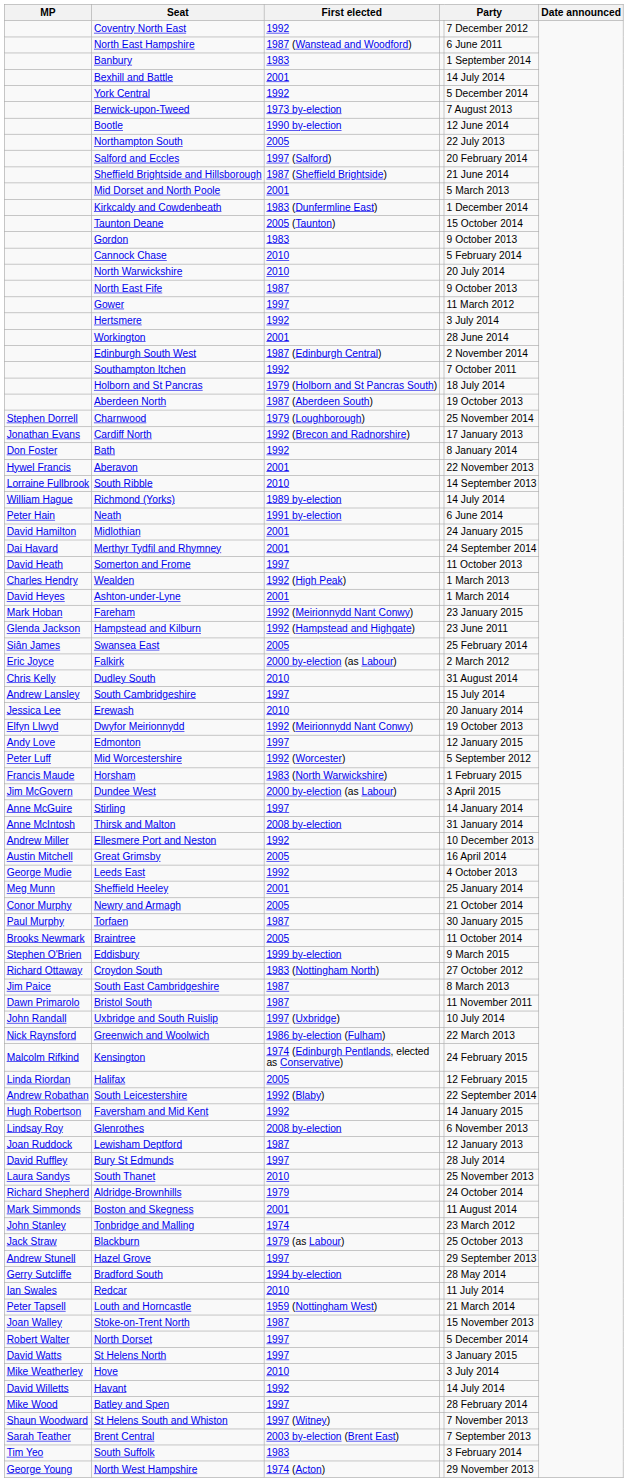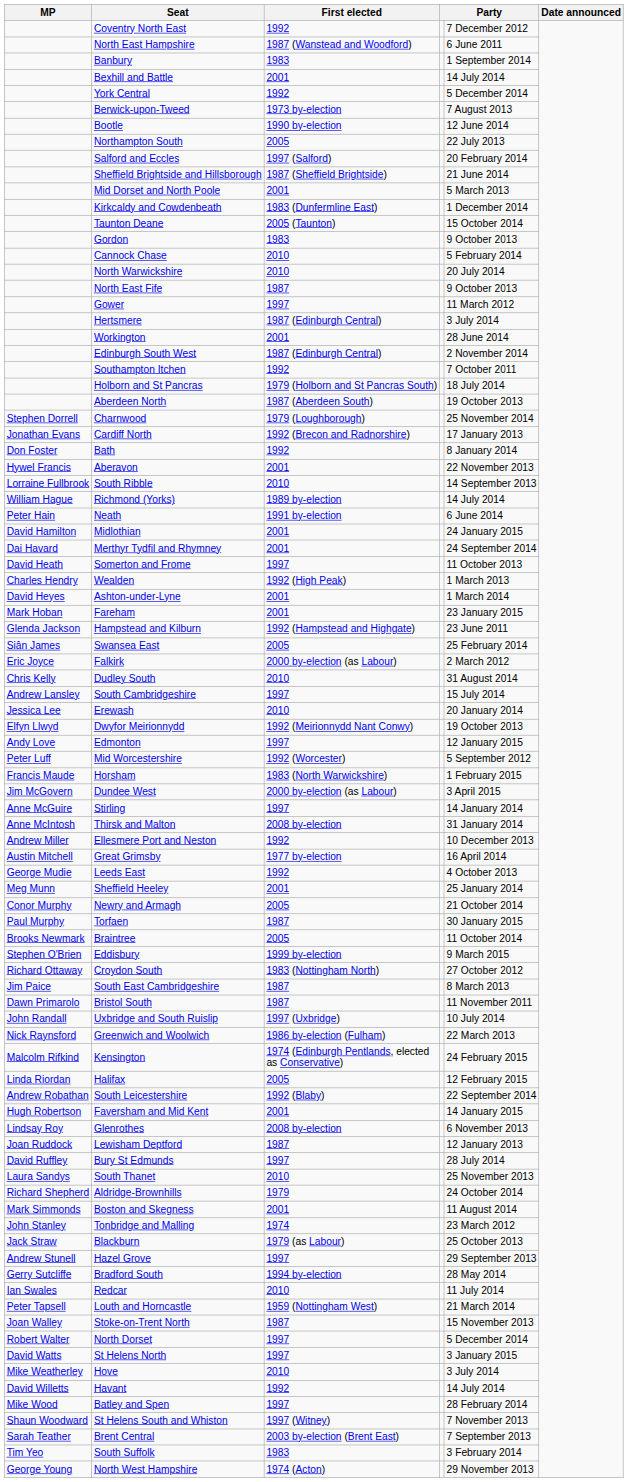(278, 321) 1992 -> (324, 321) 1987 (Edinburgh Central)
(340, 613) 1992 (Meirionnydd Nant Conwy) -> (278, 613) 2001
(278, 857) 2005 -> (304, 857) 1977 by-election
(278, 1112) 1992 -> (278, 1112) 2001
